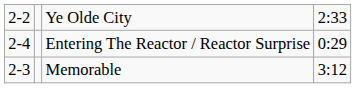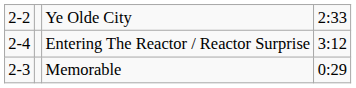(332, 43) 0:29 -> (332, 43) 3:12
(332, 69) 3:12 -> (332, 69) 0:29
